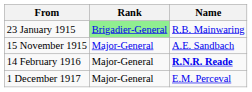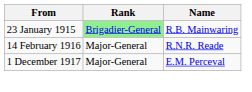- row: (47, 45)
(202, 62) bold -> (195, 45) normal
